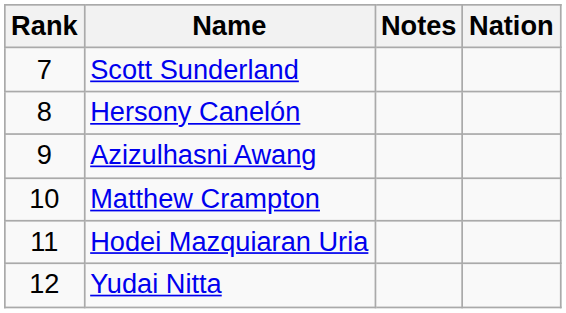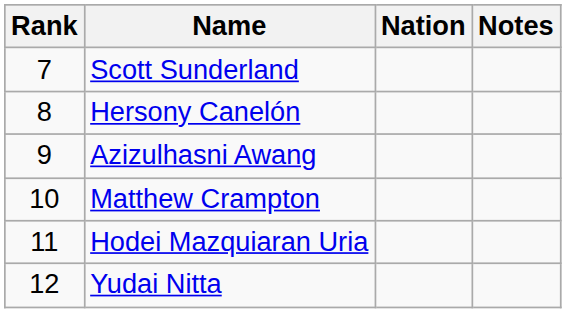columns swapped: (511, 26) <-> (419, 26)
